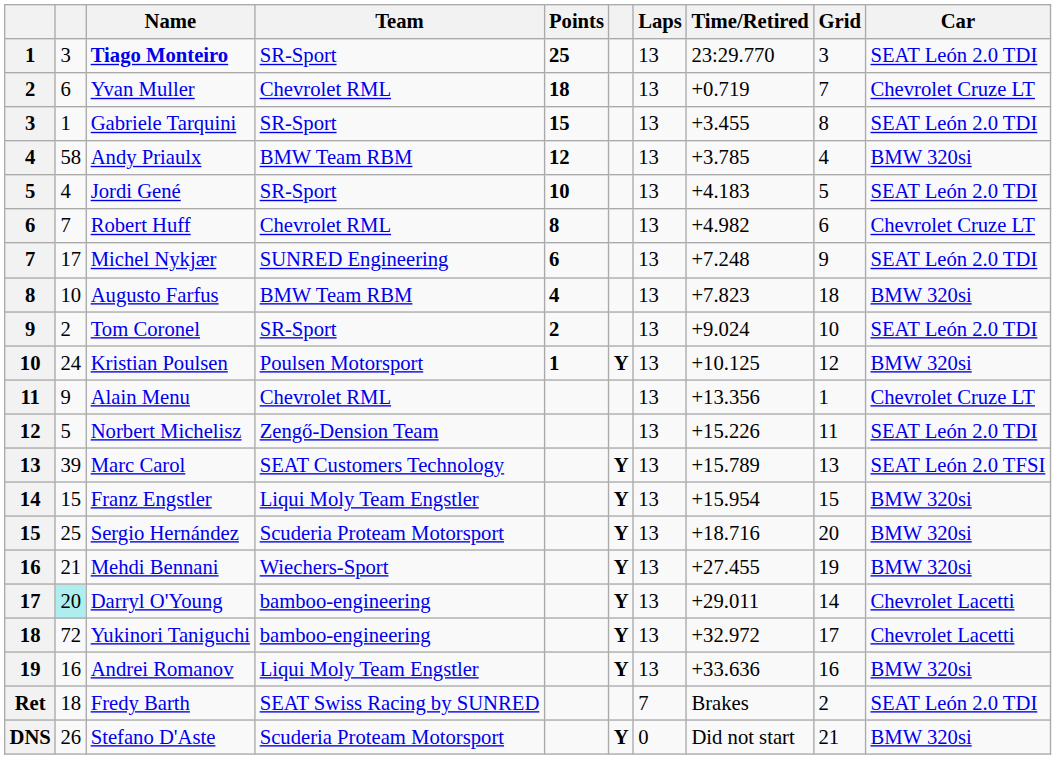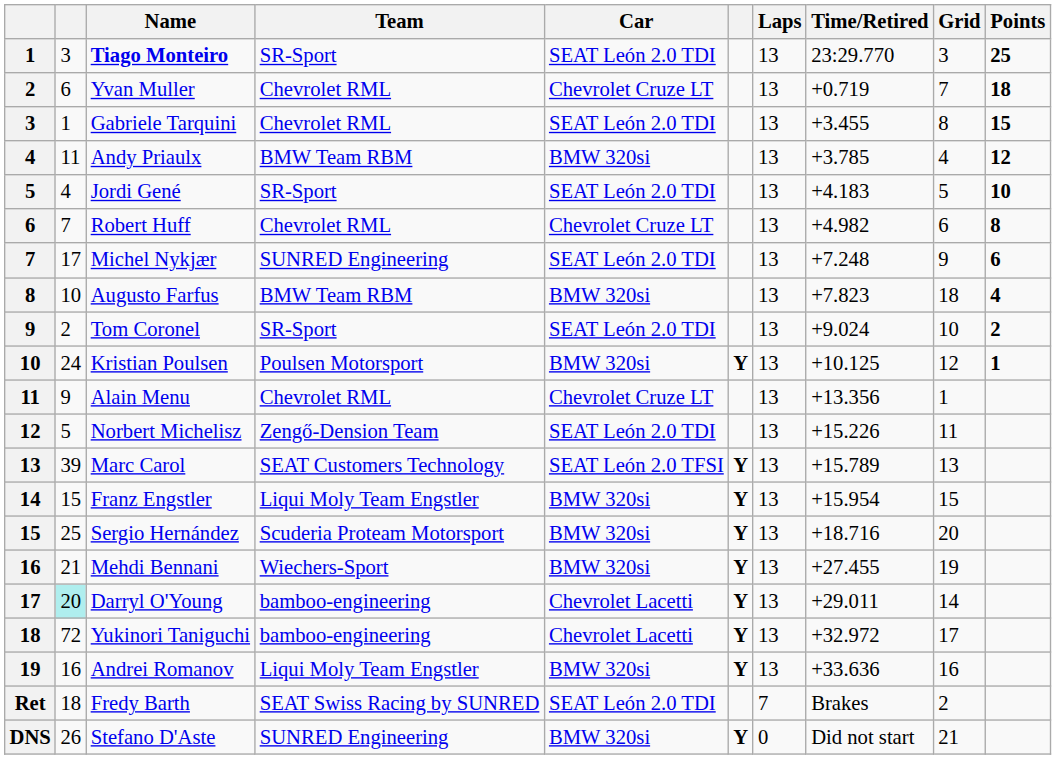columns swapped: (958, 21) <-> (576, 21)
(298, 123) SR-Sport -> (325, 123) Chevrolet RML
(71, 158) 58 -> (70, 158) 11
(382, 737) Scuderia Proteam Motorsport -> (354, 737) SUNRED Engineering
